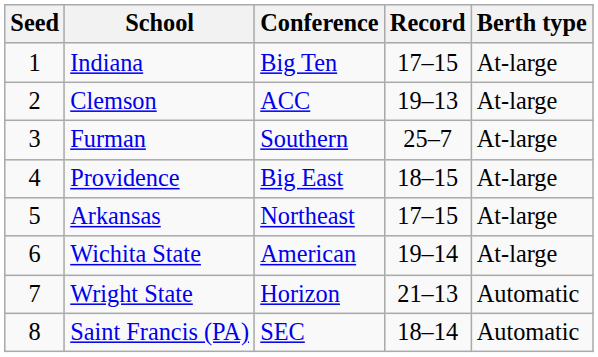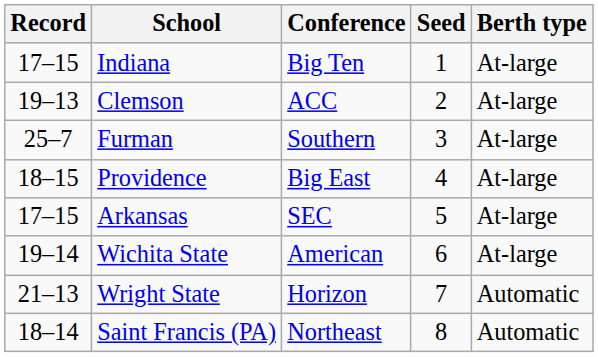columns swapped: (35, 23) <-> (428, 23)
(308, 216) Northeast -> (310, 216) SEC
(283, 332) SEC -> (335, 332) Northeast
